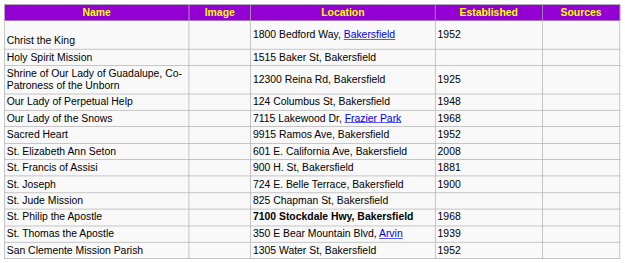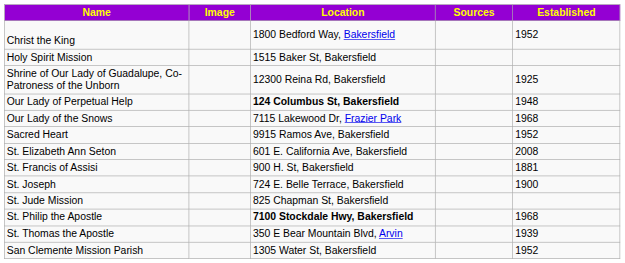columns swapped: (489, 12) <-> (581, 12)
(321, 102) normal -> (326, 102) bold
